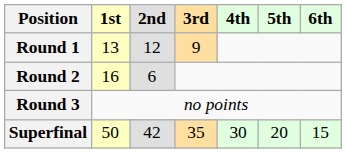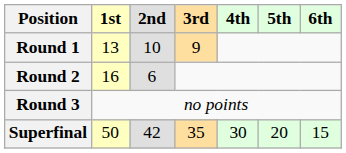(152, 47) 12 -> (152, 47) 10
